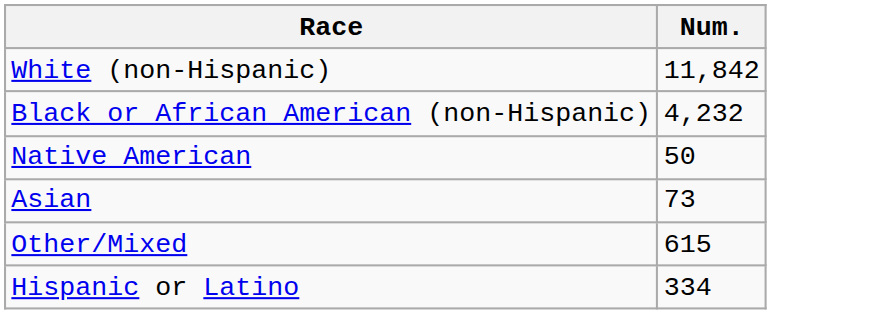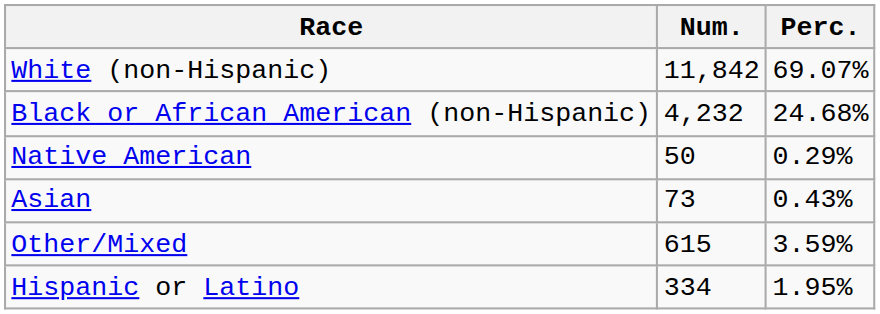+ column: (820, 27)
